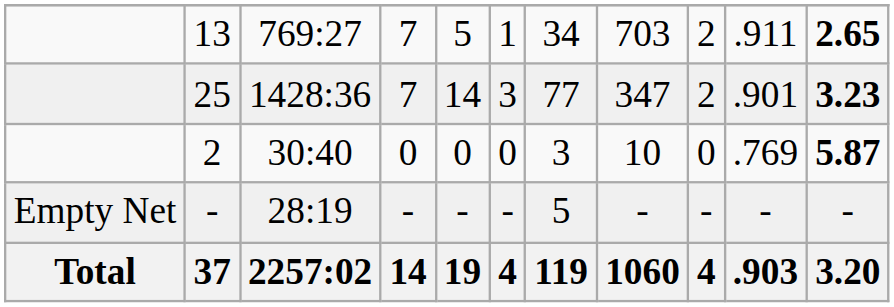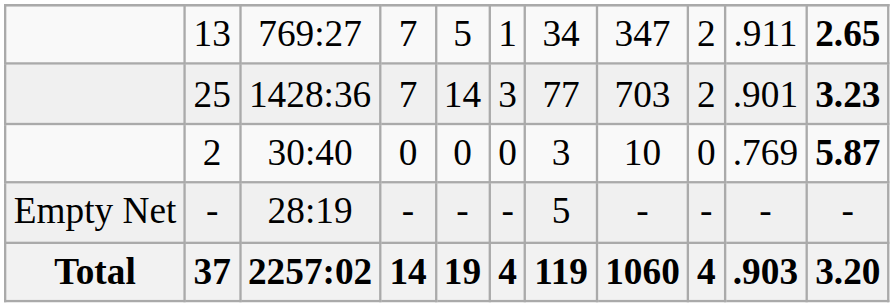(642, 34) 703 -> (642, 34) 347
(642, 93) 347 -> (642, 93) 703
